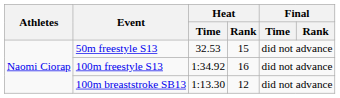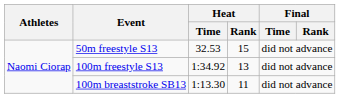(243, 66) 16 -> (243, 66) 13
(243, 84) 12 -> (243, 84) 11
